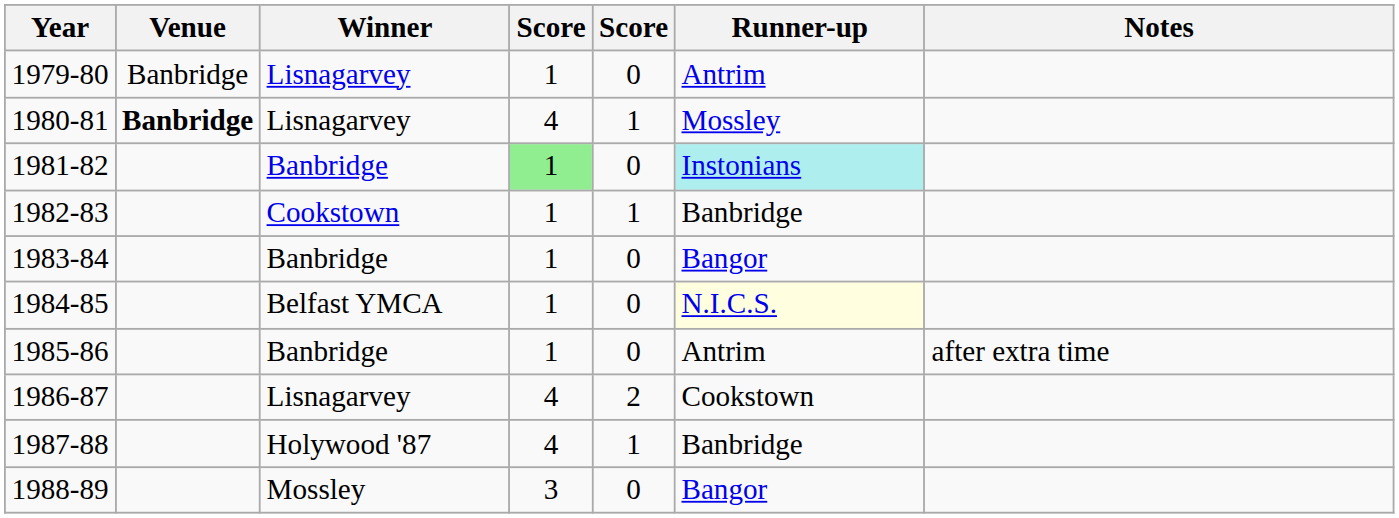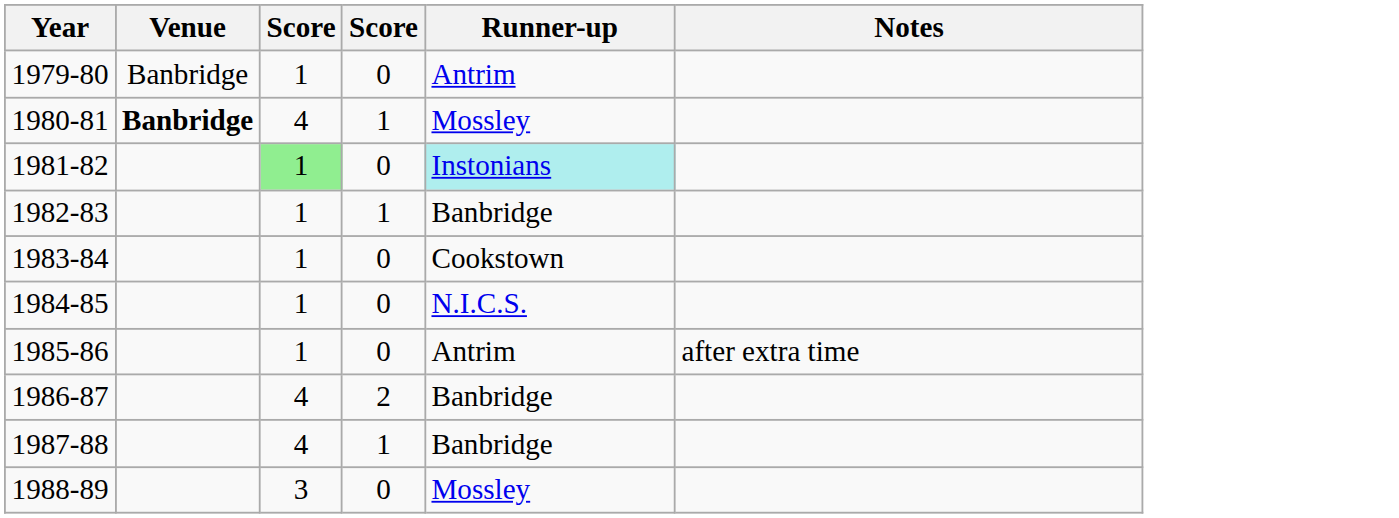- column: (385, 27)
(724, 258) Bangor -> (498, 258) Cookstown
(729, 304) lightyellow background -> (479, 304) no background
(748, 397) Cookstown -> (492, 397) Banbridge
(724, 489) Bangor -> (481, 489) Mossley
